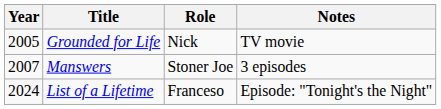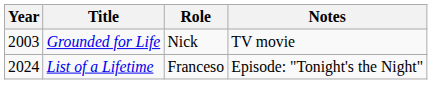(24, 41) 2005 -> (24, 41) 2003
- row: (79, 66)
